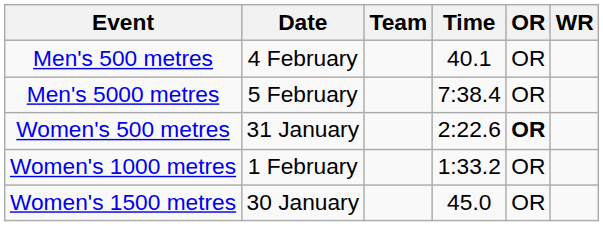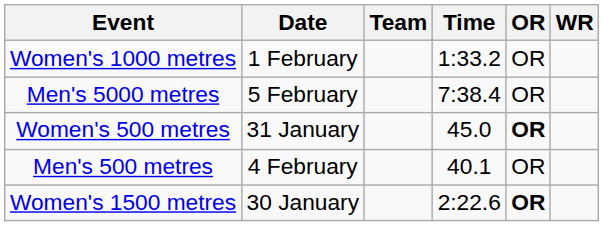rows swapped: (123, 58) <-> (123, 166)
(469, 130) 2:22.6 -> (469, 130) 45.0
(469, 202) 45.0 -> (469, 202) 2:22.6
(528, 202) normal -> (528, 202) bold
